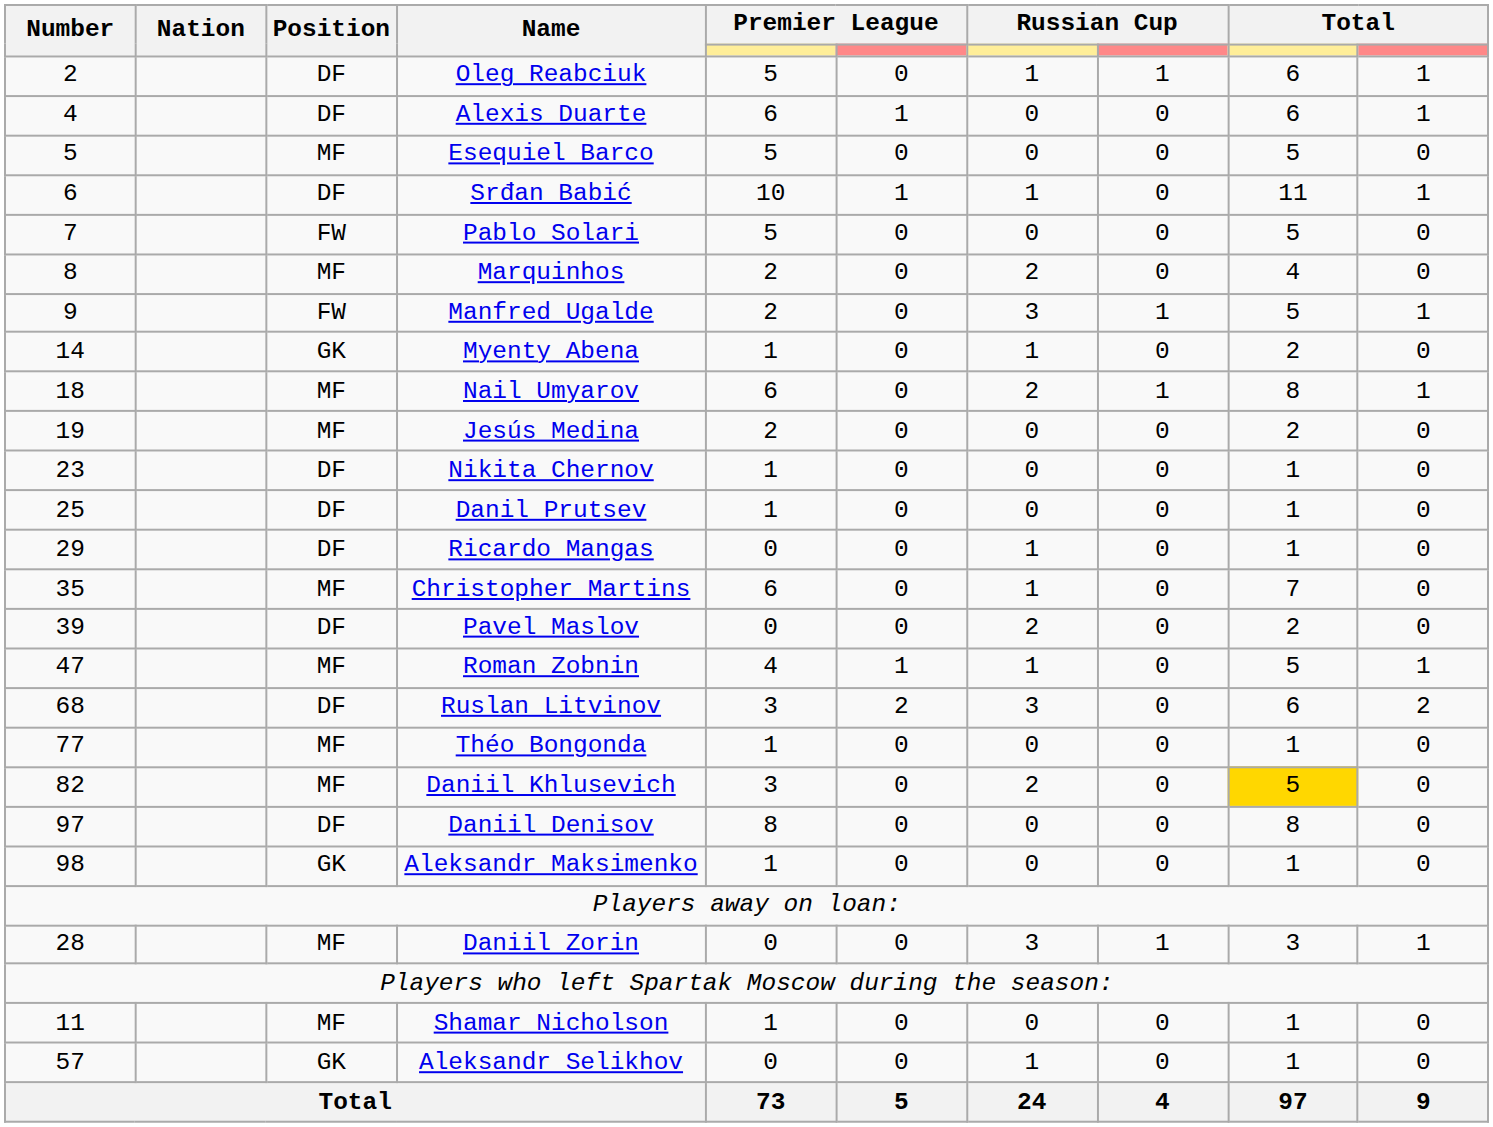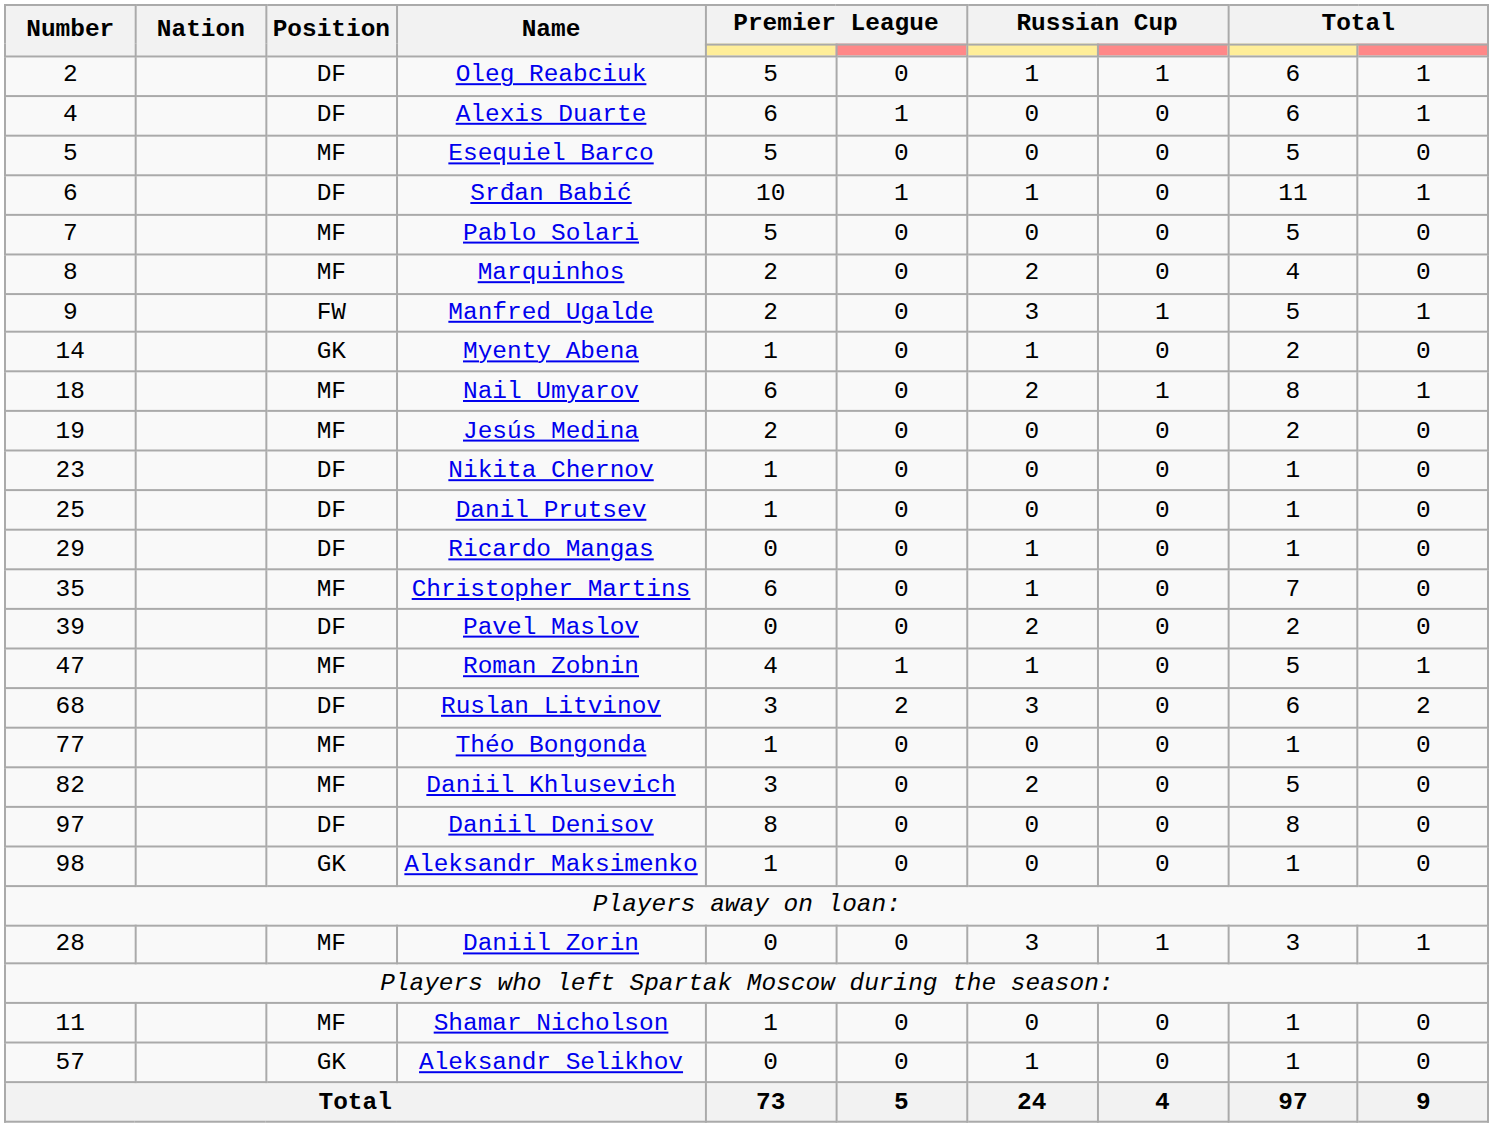(331, 234) FW -> (331, 234) MF
(1293, 787) gold background -> (1293, 787) no background
